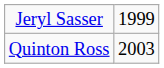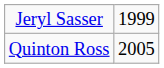(136, 48) 2003 -> (136, 48) 2005
